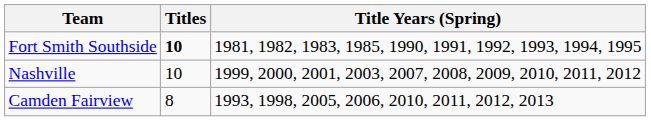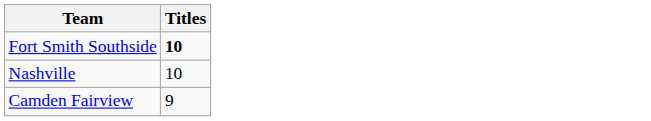- column: (428, 18)
(169, 101) 8 -> (169, 101) 9
